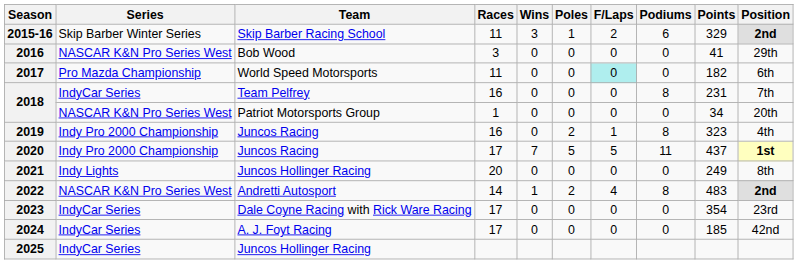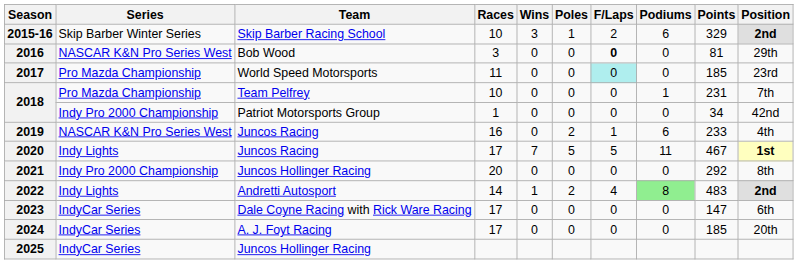(496, 34) 11 -> (496, 34) 10
(614, 54) normal -> (614, 54) bold
(716, 54) 41 -> (716, 54) 81
(716, 73) 182 -> (716, 73) 185
(766, 73) 6th -> (766, 73) 23rd
(100, 93) IndyCar Series -> (130, 93) Pro Mazda Championship
(496, 93) 16 -> (496, 93) 10
(666, 93) 8 -> (666, 93) 1
(145, 112) NASCAR K&N Pro Series West -> (138, 112) Indy Pro 2000 Championship
(766, 112) 20th -> (766, 112) 42nd
(138, 132) Indy Pro 2000 Championship -> (145, 132) NASCAR K&N Pro Series West
(666, 132) 8 -> (666, 132) 6
(716, 132) 323 -> (716, 132) 233
(138, 152) Indy Pro 2000 Championship -> (89, 152) Indy Lights
(716, 152) 437 -> (716, 152) 467
(89, 171) Indy Lights -> (138, 171) Indy Pro 2000 Championship
(716, 171) 249 -> (716, 171) 292
(145, 191) NASCAR K&N Pro Series West -> (89, 191) Indy Lights
(666, 191) no background -> (666, 191) lightgreen background
(716, 210) 354 -> (716, 210) 147
(766, 210) 23rd -> (766, 210) 6th
(766, 230) 42nd -> (766, 230) 20th
